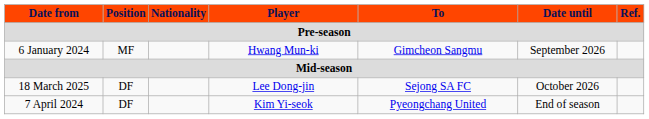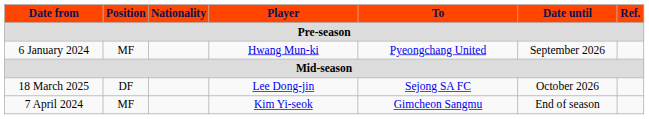(438, 50) Gimcheon Sangmu -> (438, 50) Pyeongchang United
(126, 104) DF -> (126, 104) MF
(438, 104) Pyeongchang United -> (438, 104) Gimcheon Sangmu
